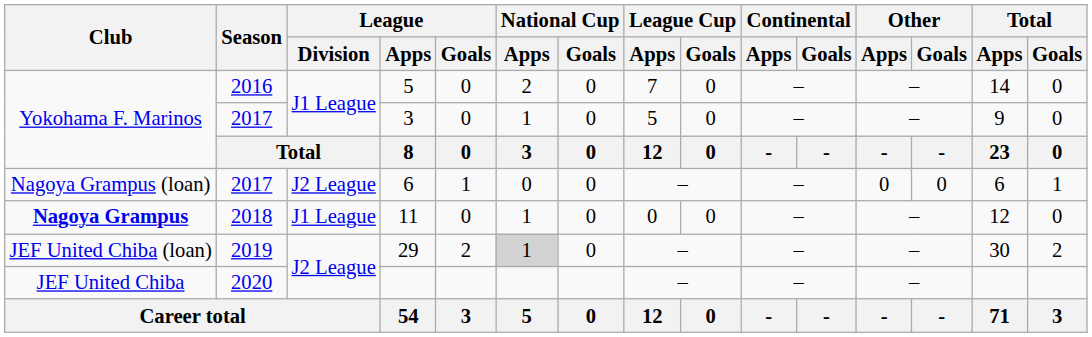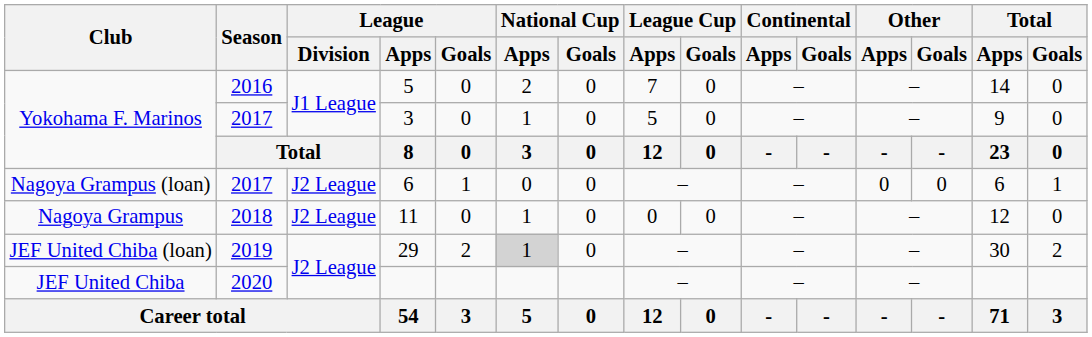(111, 217) bold -> (111, 217) normal
(334, 217) J1 League -> (334, 217) J2 League
